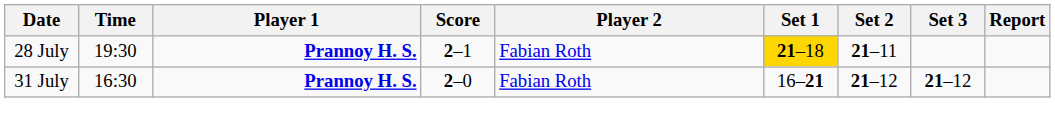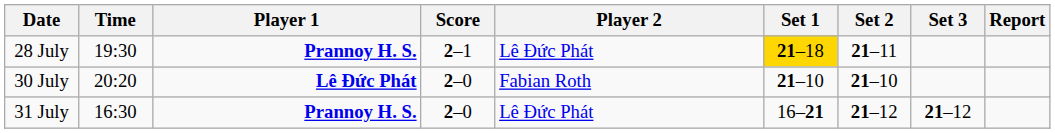(545, 51) Fabian Roth -> (546, 51) Lê Đức Phát
+ row: (42, 82)
(545, 82) Fabian Roth -> (546, 112) Lê Đức Phát
